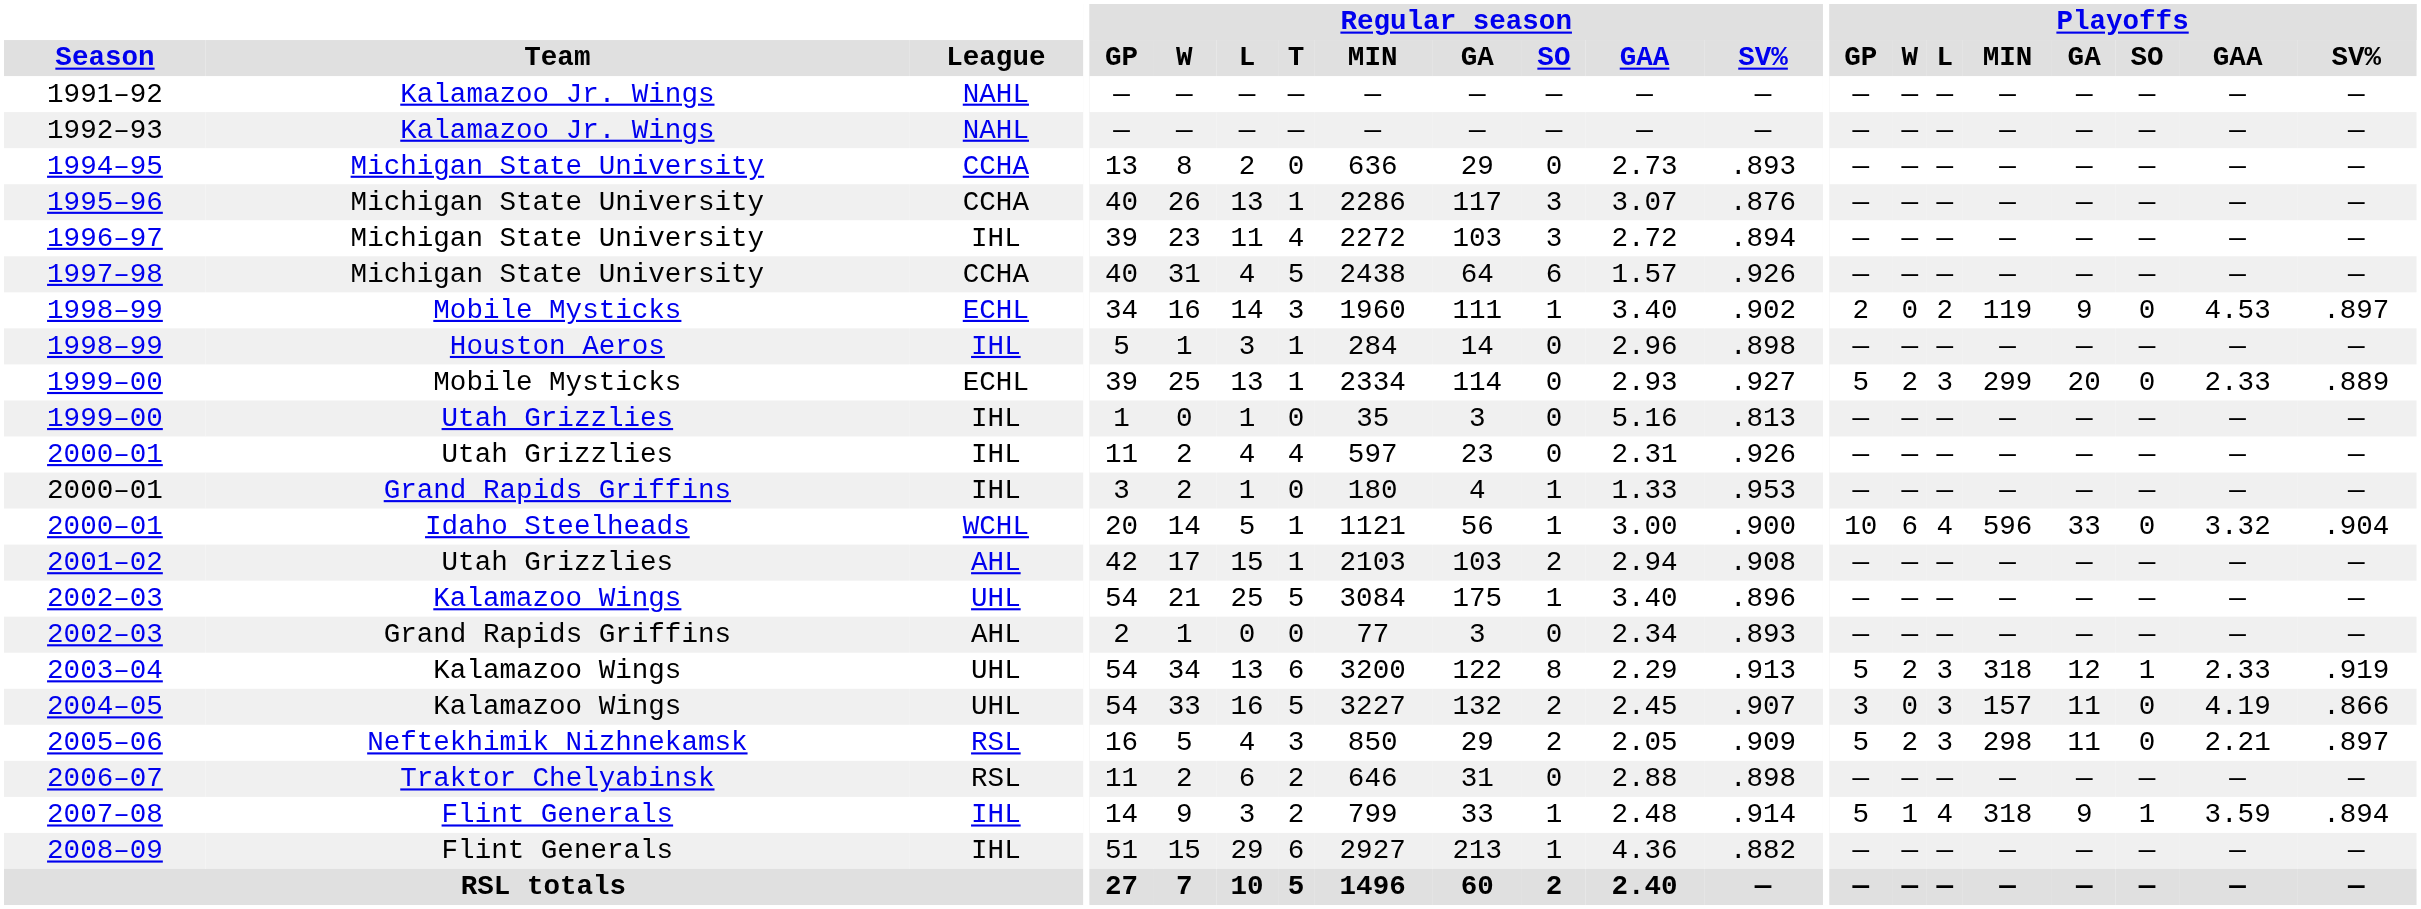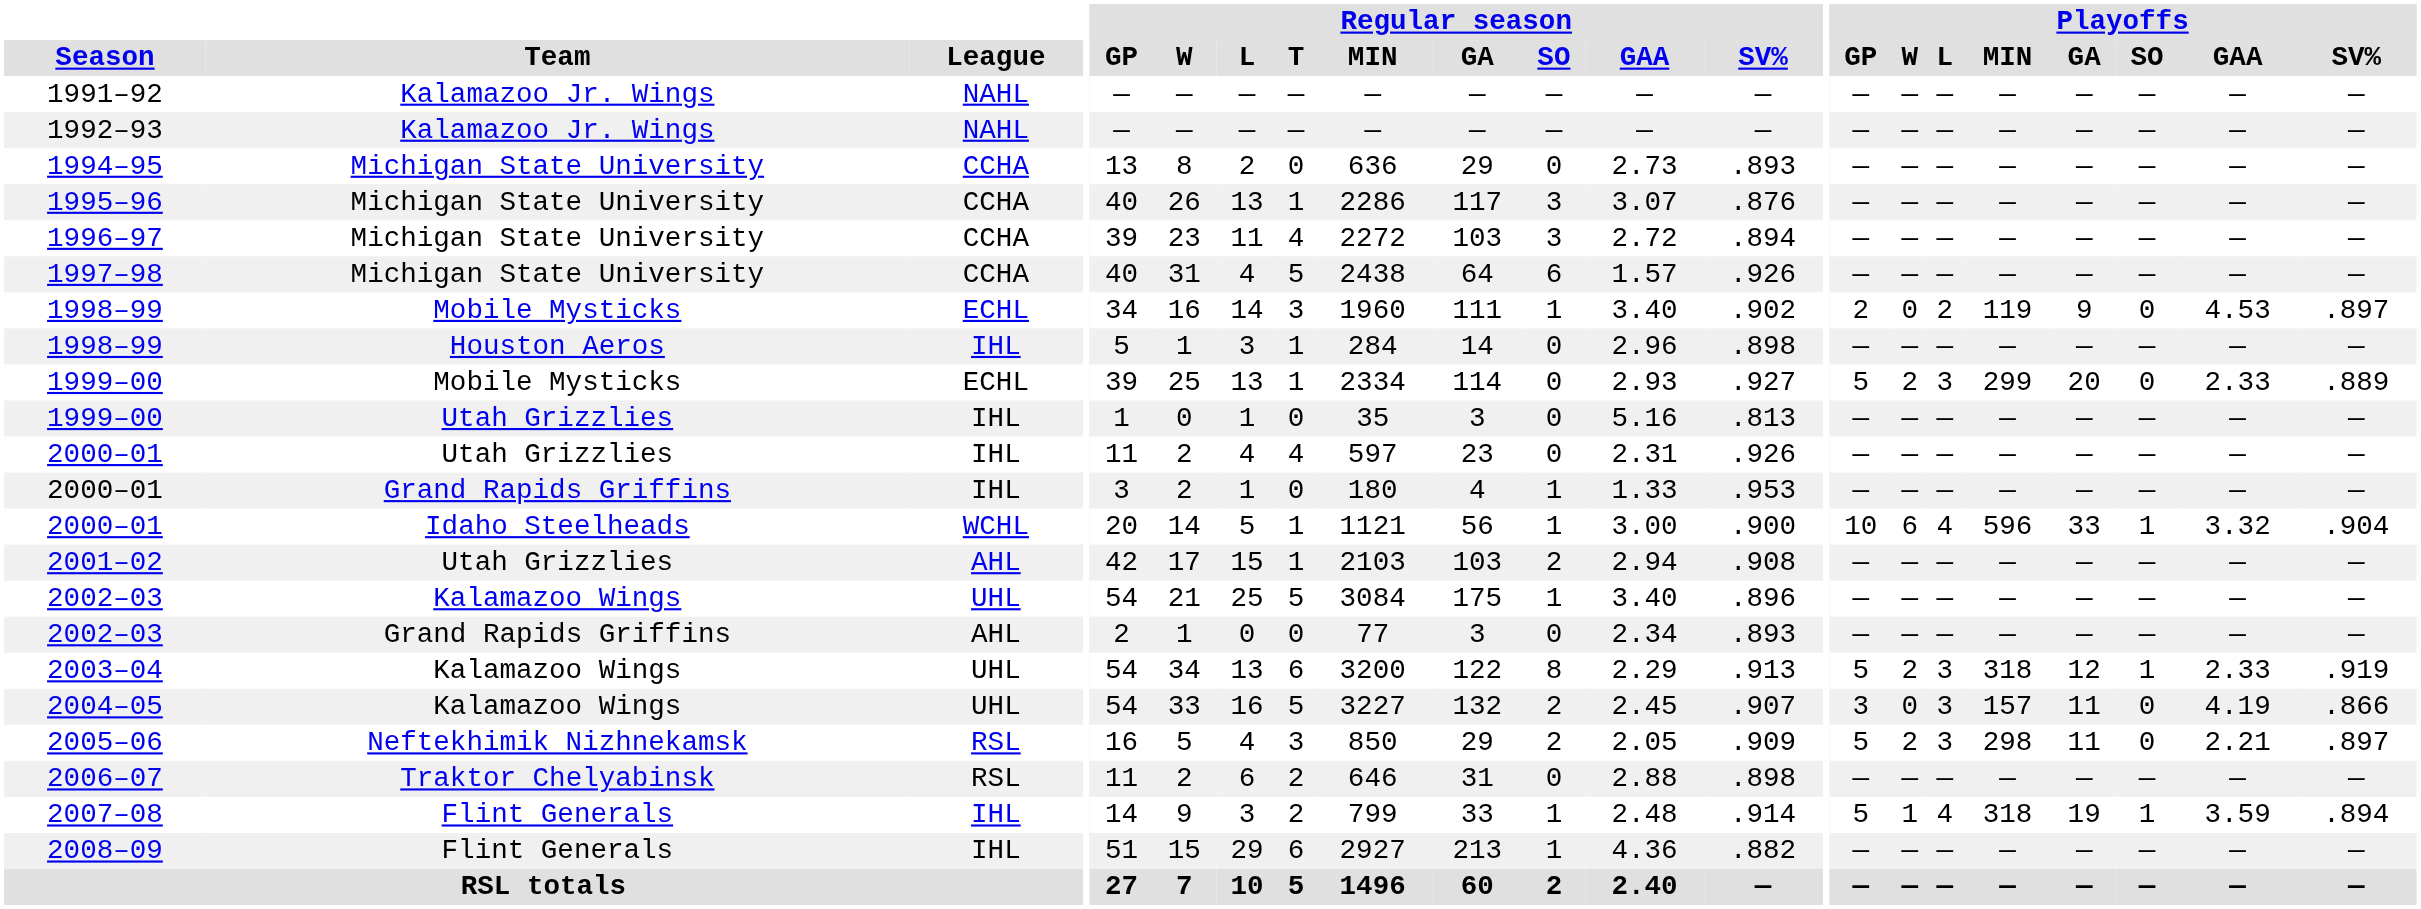(996, 238) IHL -> (996, 238) CCHA
(2147, 527) 0 -> (2147, 527) 1
(2084, 815) 9 -> (2084, 815) 19
